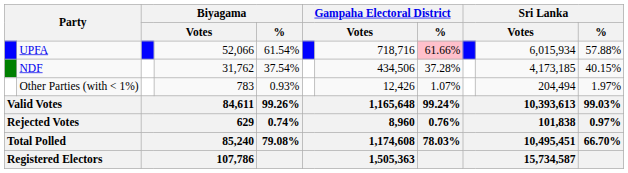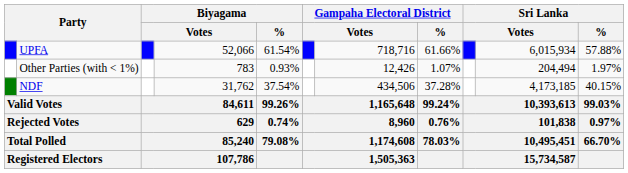(443, 50) pink background -> (443, 50) no background
rows swapped: (31, 68) <-> (79, 86)
